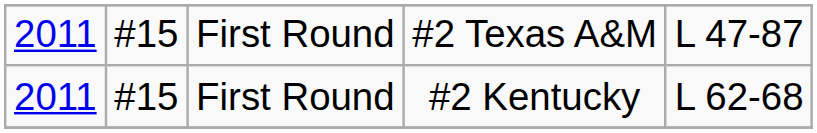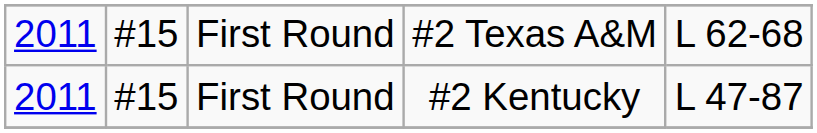(739, 34) L 47-87 -> (739, 34) L 62-68
(739, 95) L 62-68 -> (739, 95) L 47-87
